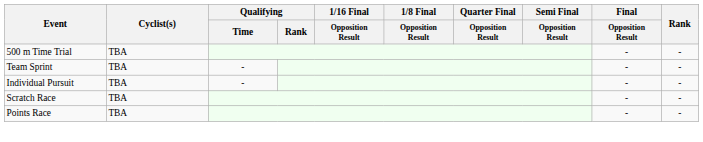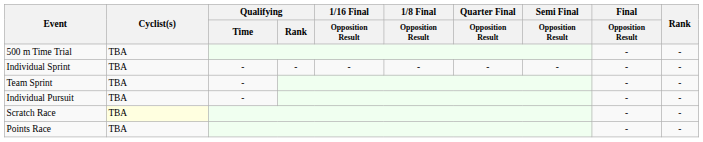+ row: (38, 67)
(118, 98) no background -> (118, 114) lightyellow background
